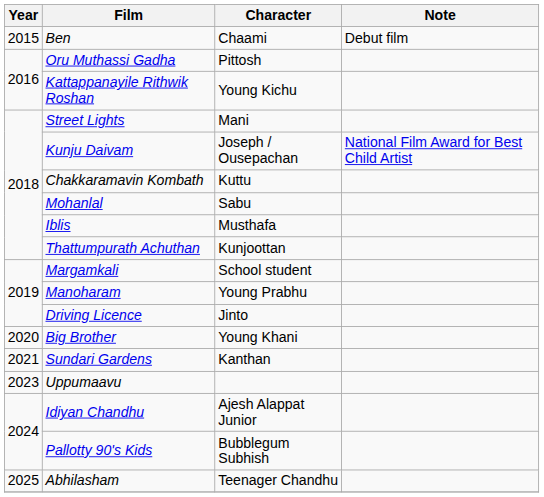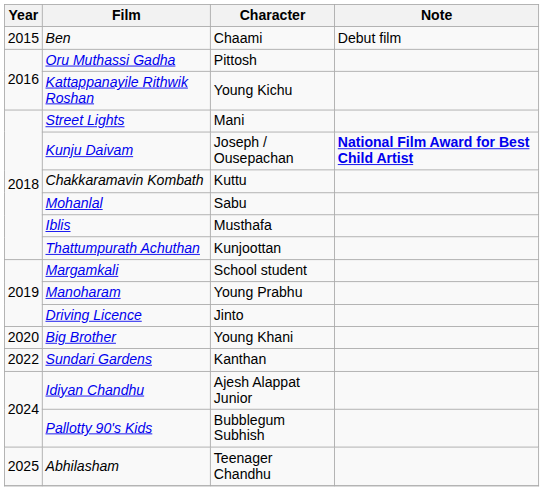(434, 151) normal -> (434, 151) bold
(23, 359) 2021 -> (23, 359) 2022
- row: (83, 382)
